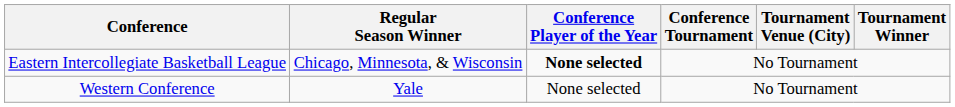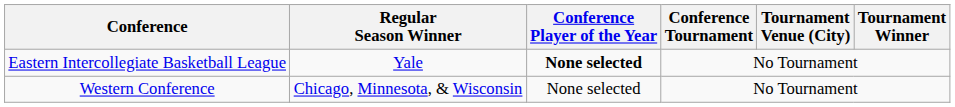(408, 62) Chicago, Minnesota, & Wisconsin -> (408, 62) Yale
(408, 89) Yale -> (408, 89) Chicago, Minnesota, & Wisconsin
